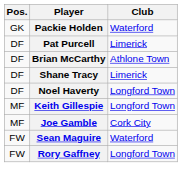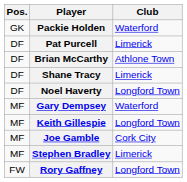+ row: (71, 106)
+ row: (71, 153)
- row: (69, 138)
